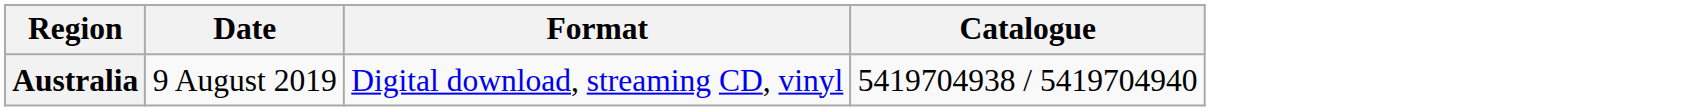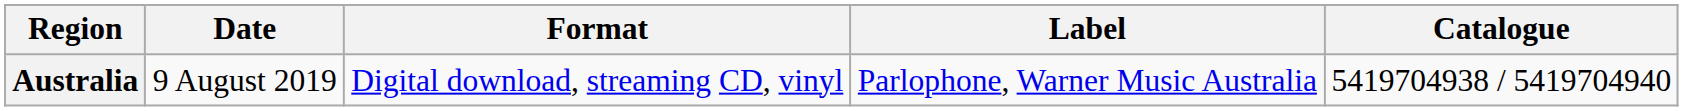+ column: (1087, 29)
